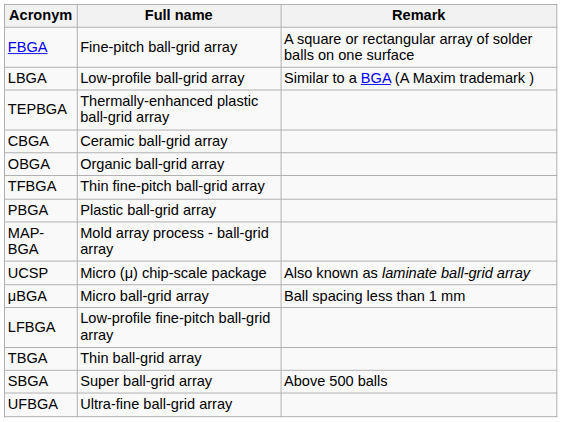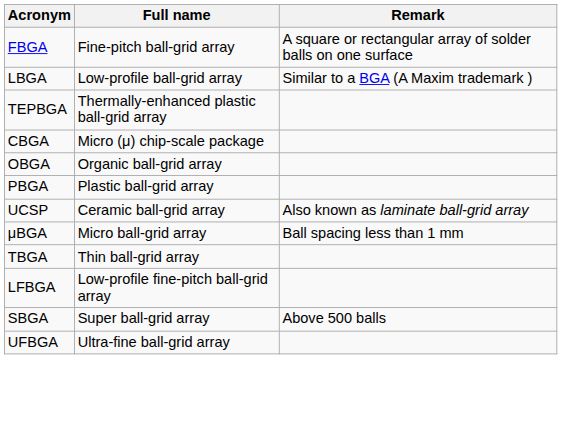(154, 141) Ceramic ball-grid array -> (171, 141) Micro (μ) chip-scale package
- row: (32, 187)
- row: (26, 241)
(173, 273) Micro (μ) chip-scale package -> (151, 210) Ceramic ball-grid array
rows swapped: (32, 327) <-> (28, 358)
